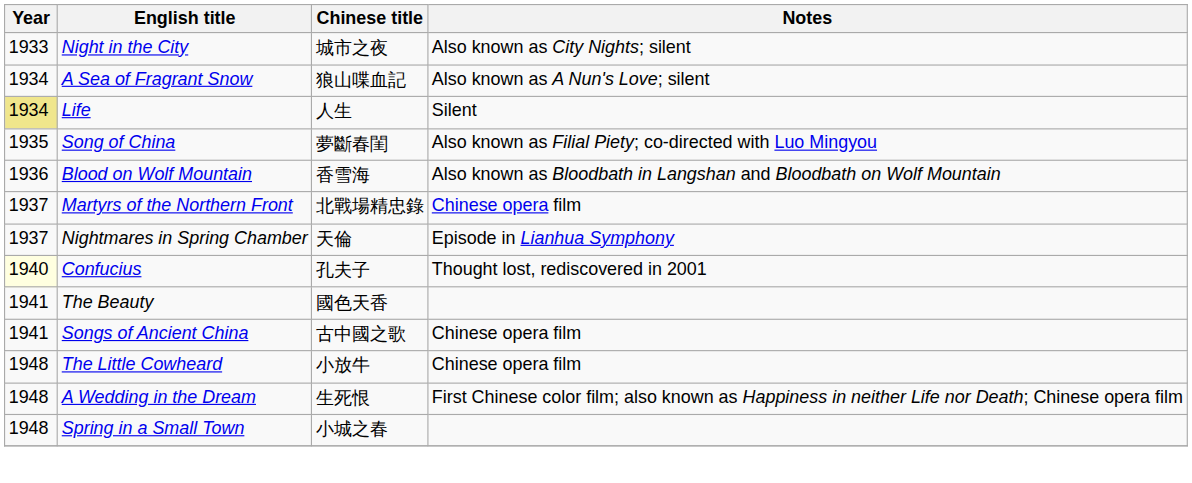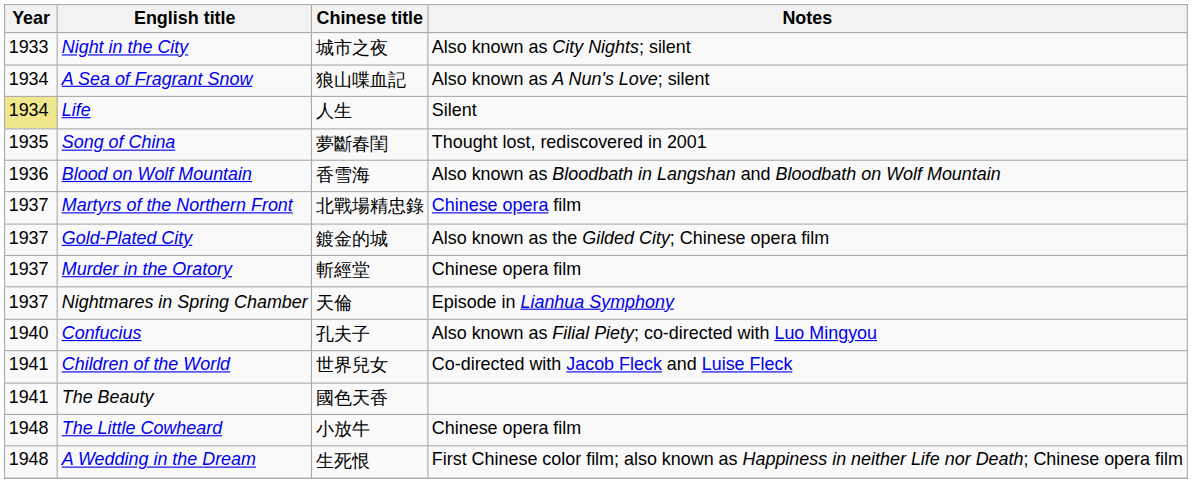(654, 142) Also known as Filial Piety; co-directed with Luo Mingyou -> (569, 142) Thought lost, rediscovered in 2001
+ row: (127, 237)
+ row: (147, 269)
(29, 269) lightyellow background -> (29, 333) no background
(569, 269) Thought lost, rediscovered in 2001 -> (654, 333) Also known as Filial Piety; co-directed with Luo Mingyou
+ row: (146, 364)
- row: (155, 333)
- row: (153, 428)
